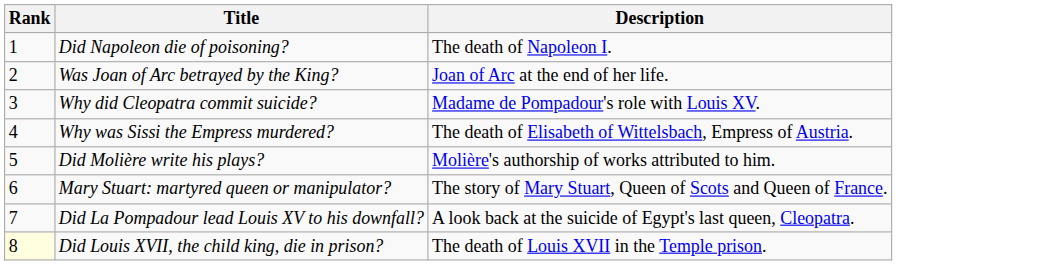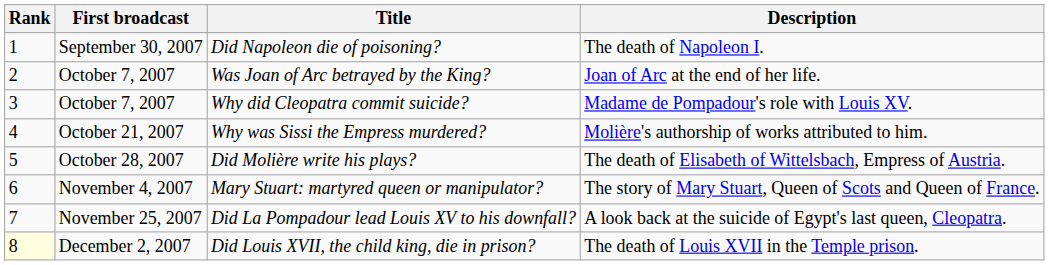+ column: (131, 18)
(643, 132) The death of Elisabeth of Wittelsbach, Empress of Austria. -> (756, 132) Molière's authorship of works attributed to him.
(604, 160) Molière's authorship of works attributed to him. -> (795, 160) The death of Elisabeth of Wittelsbach, Empress of Austria.
